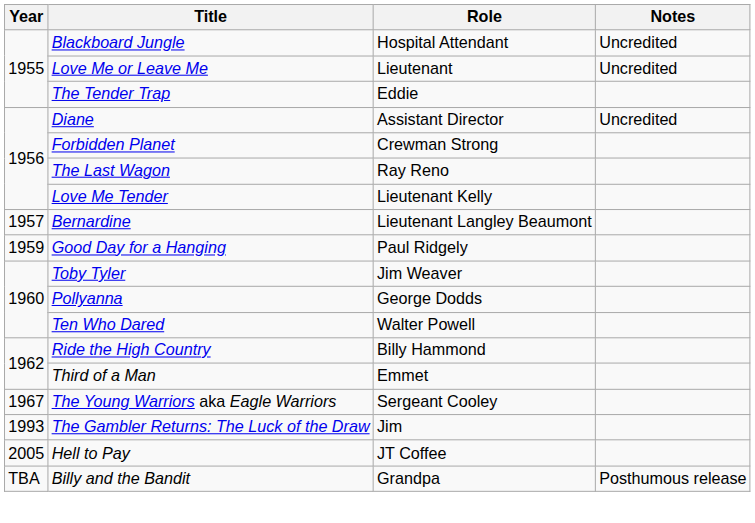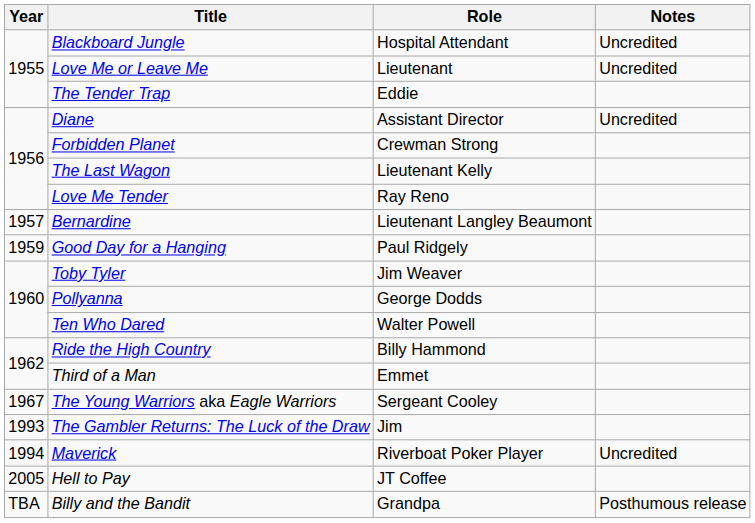(413, 171) Ray Reno -> (435, 171) Lieutenant Kelly
(435, 196) Lieutenant Kelly -> (413, 196) Ray Reno
+ row: (84, 453)
